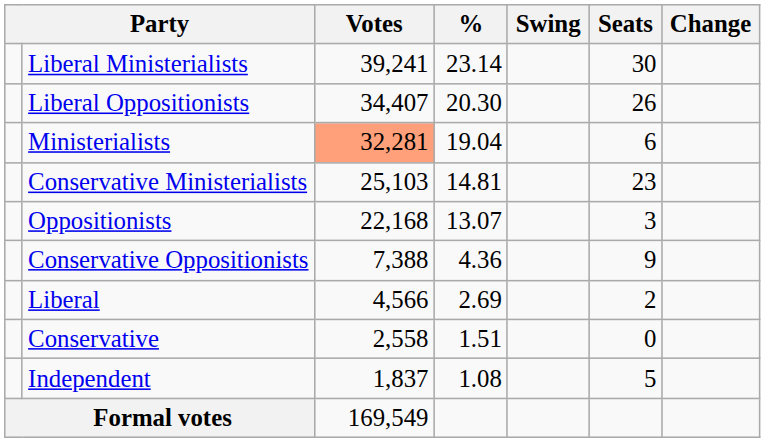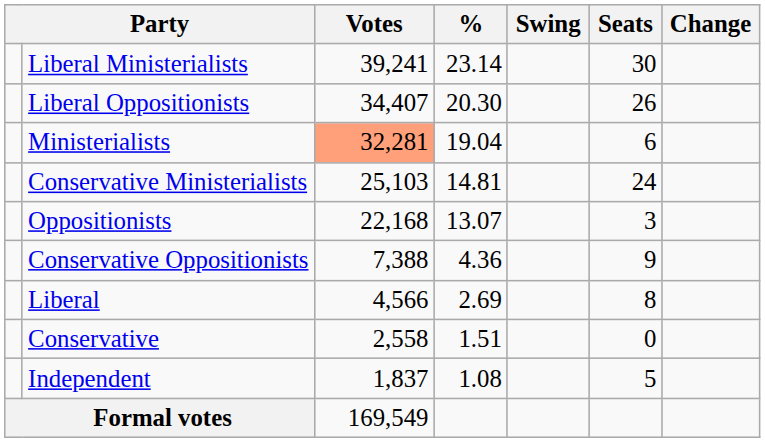(644, 181) 23 -> (644, 181) 24
(650, 299) 2 -> (650, 299) 8
